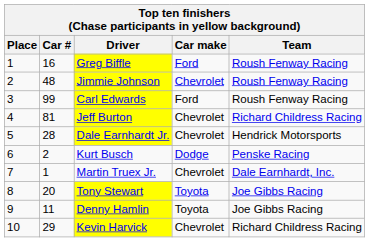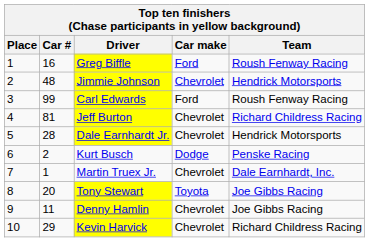(290, 81) Roush Fenway Racing -> (287, 81) Hendrick Motorsports
(192, 209) Toyota -> (199, 209) Chevrolet
